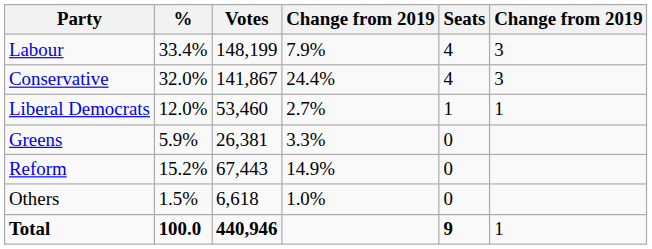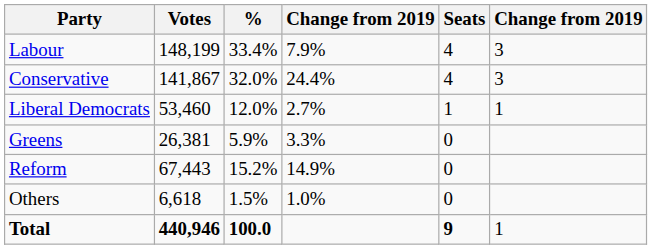columns swapped: (247, 19) <-> (183, 19)
